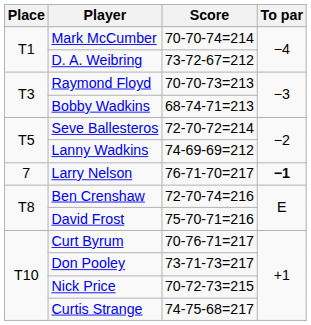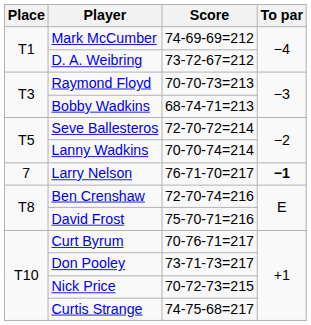(209, 38) 70-70-74=214 -> (209, 38) 74-69-69=212
(209, 151) 74-69-69=212 -> (209, 151) 70-70-74=214
